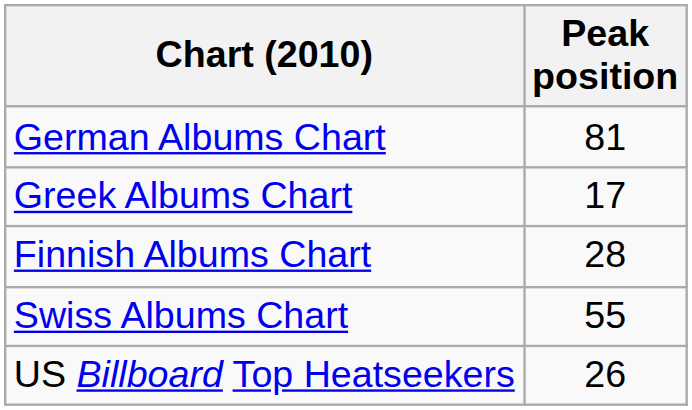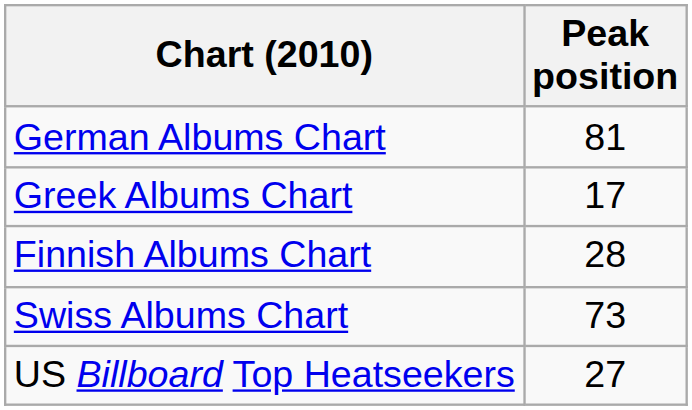(605, 315) 55 -> (605, 315) 73
(605, 374) 26 -> (605, 374) 27
